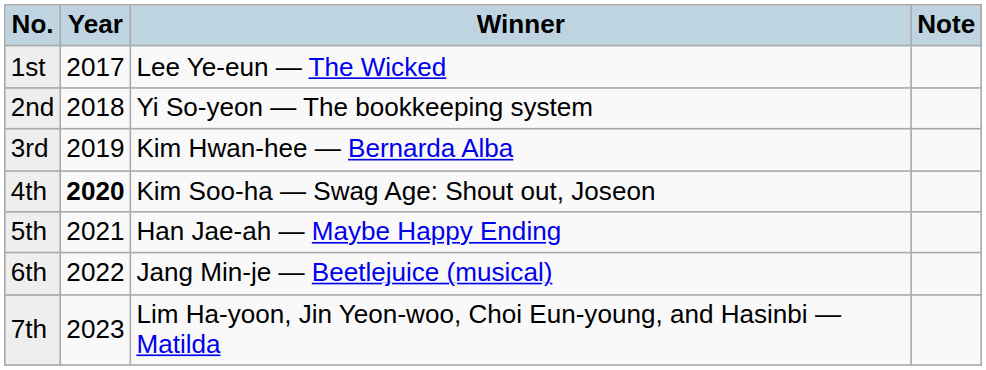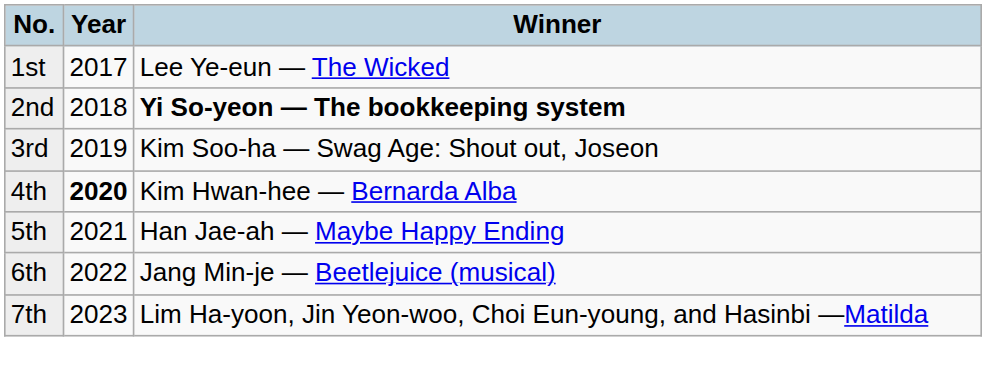- column: (946, 25)
(365, 107) normal -> (383, 107) bold
(325, 149) Kim Hwan-hee — Bernarda Alba -> (399, 149) Kim Soo-ha — Swag Age: Shout out, Joseon
(396, 190) Kim Soo-ha — Swag Age: Shout out, Joseon -> (328, 190) Kim Hwan-hee — Bernarda Alba
